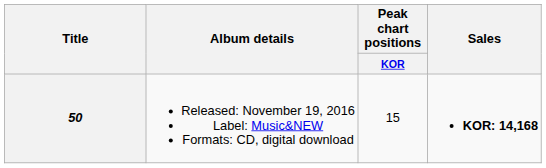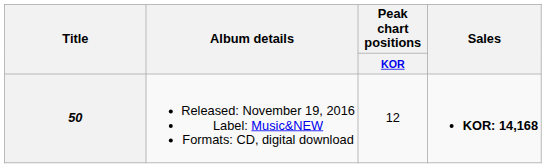(393, 118) 15 -> (393, 118) 12
